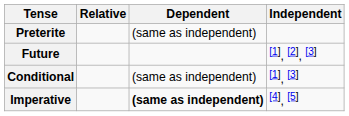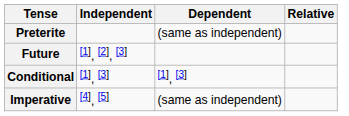columns swapped: (305, 14) <-> (103, 14)
(194, 76) (same as independent) -> (172, 76) [1], [3]
(198, 99) bold -> (220, 99) normal
